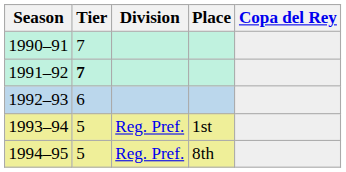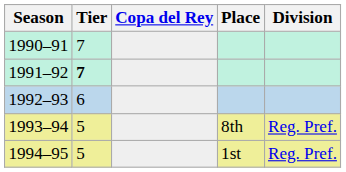columns swapped: (150, 18) <-> (288, 18)
(202, 126) 1st -> (232, 126) 8th
(203, 153) 8th -> (231, 153) 1st
